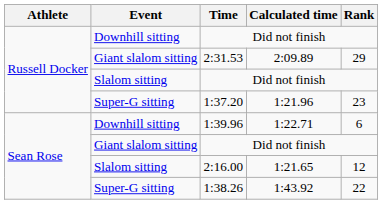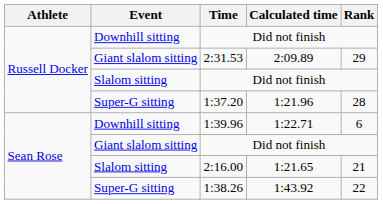(359, 102) 23 -> (359, 102) 28
(359, 166) 12 -> (359, 166) 21
